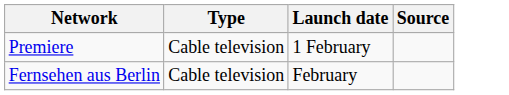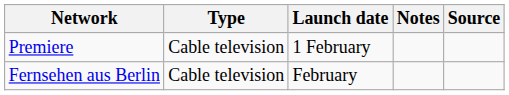+ column: (418, 18)
